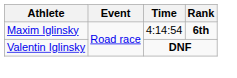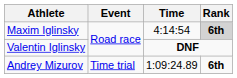(201, 31) no background -> (216, 31) lightgrey background
+ row: (45, 65)
